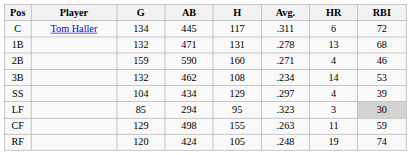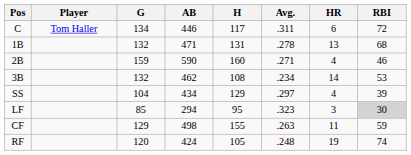(189, 28) 445 -> (189, 28) 446
